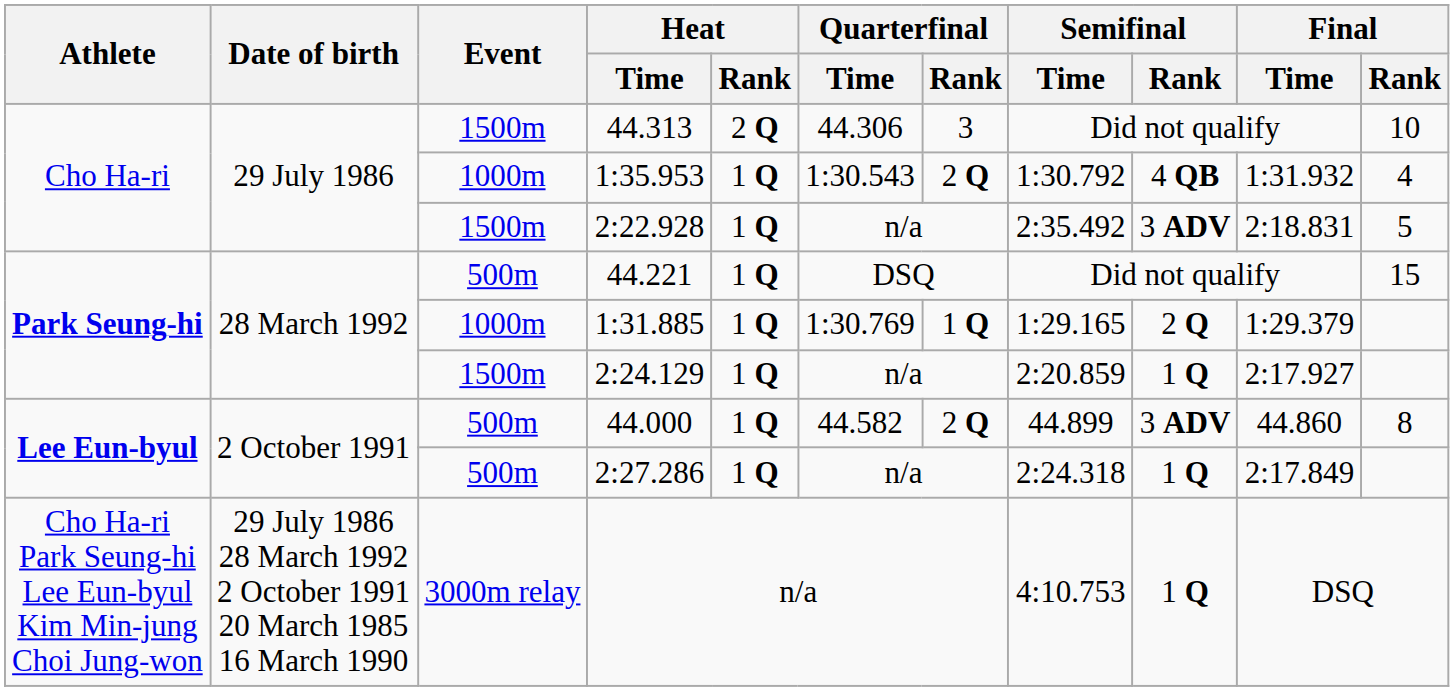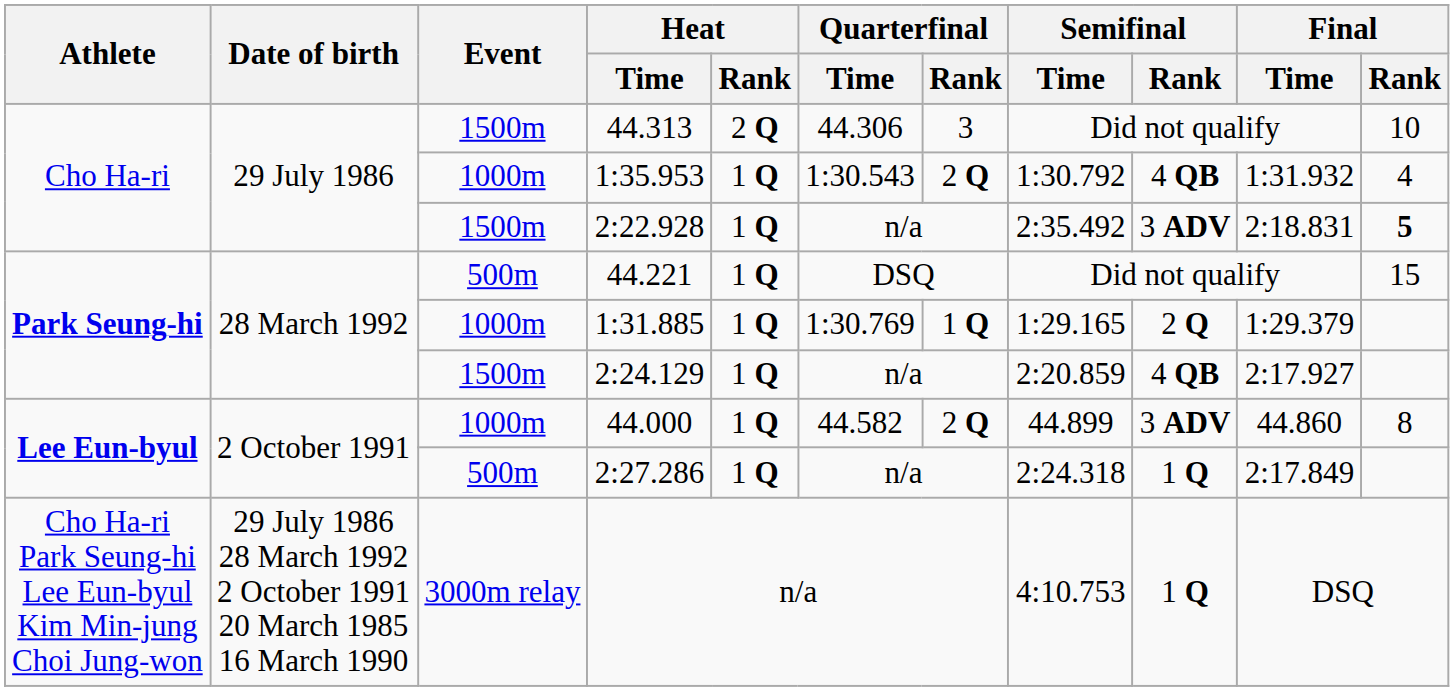(1405, 226) normal -> (1405, 226) bold
(1185, 373) 1 Q -> (1185, 373) 4 QB
(502, 422) 500m -> (502, 422) 1000m
